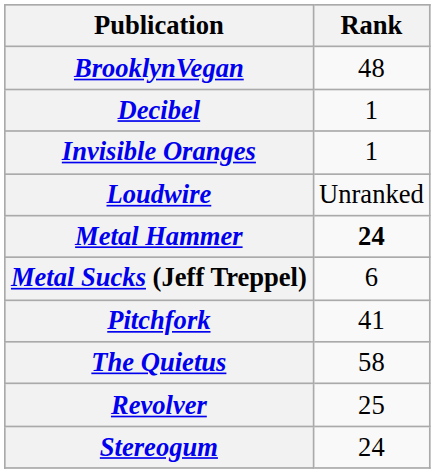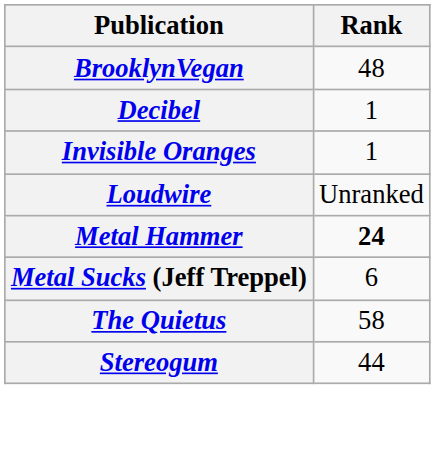- row: (159, 320)
- row: (159, 404)
(371, 446) 24 -> (371, 362) 44
